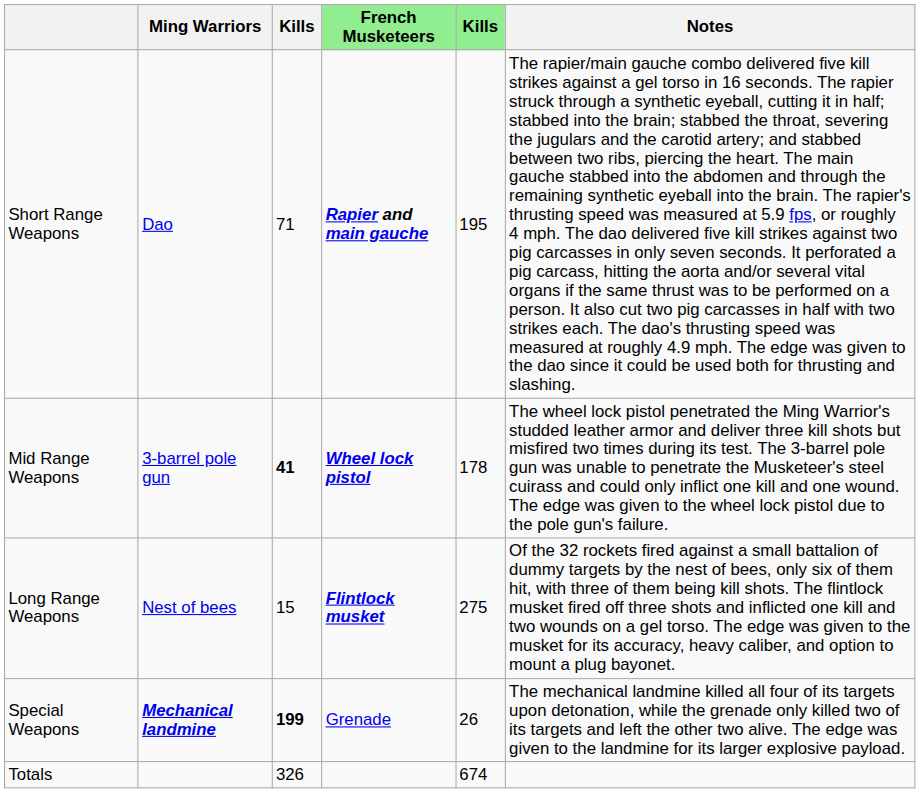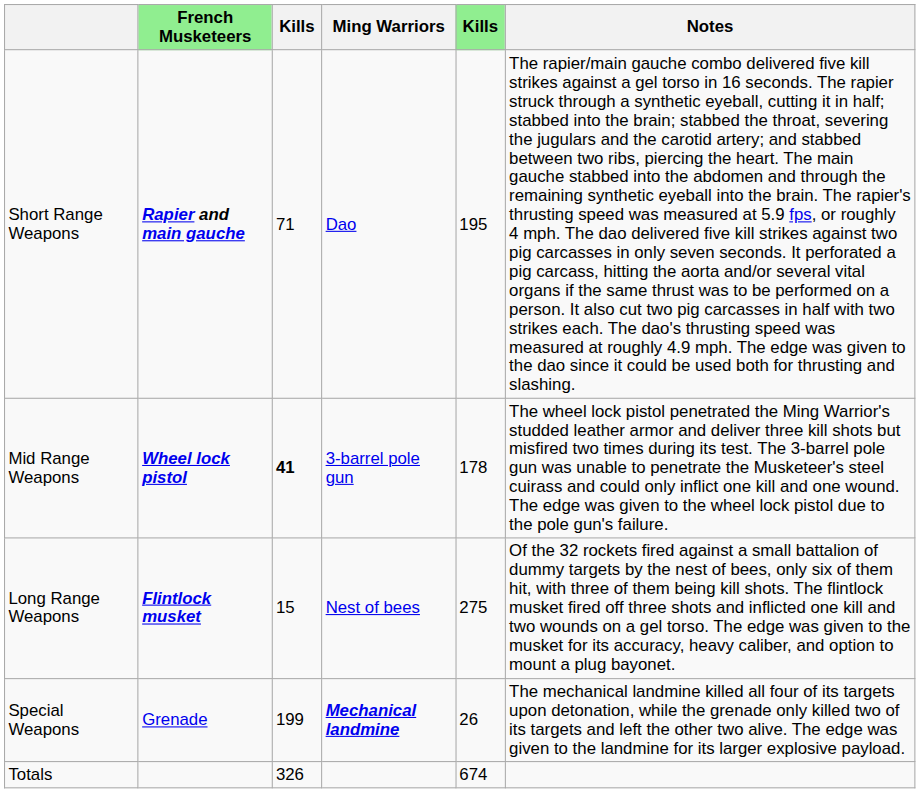columns swapped: (205, 27) <-> (389, 27)
(290, 719) bold -> (290, 719) normal
